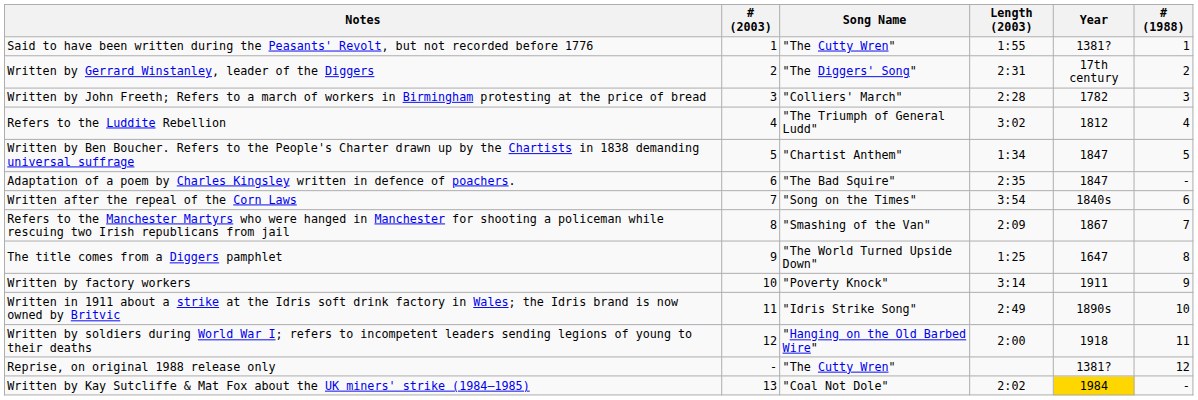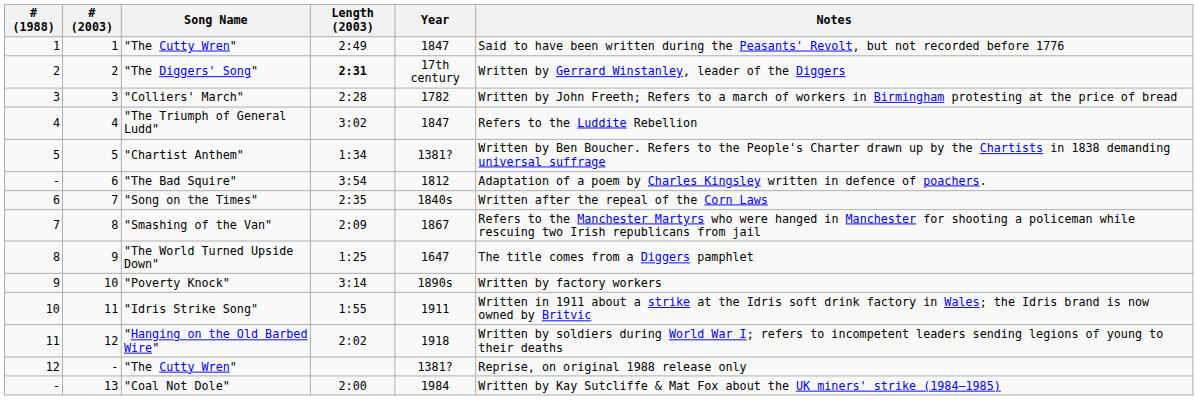columns swapped: (1163, 21) <-> (363, 21)
(1011, 47) 1:55 -> (353, 47) 2:49
(1094, 47) 1381? -> (435, 47) 1847
(1011, 72) normal -> (353, 72) bold
(1094, 123) 1812 -> (435, 123) 1847
(1094, 156) 1847 -> (435, 156) 1381?
(1011, 181) 2:35 -> (353, 181) 3:54
(1094, 181) 1847 -> (435, 181) 1812
(1011, 200) 3:54 -> (353, 200) 2:35
(1094, 283) 1911 -> (435, 283) 1890s
(1011, 309) 2:49 -> (353, 309) 1:55
(1094, 309) 1890s -> (435, 309) 1911
(1011, 341) 2:00 -> (353, 341) 2:02
(1011, 386) 2:02 -> (353, 386) 2:00
(1094, 386) gold background -> (435, 386) no background
